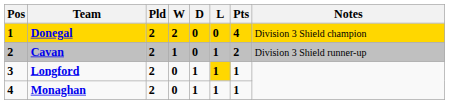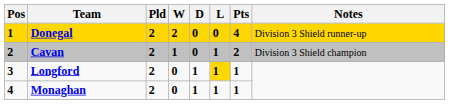(311, 33) Division 3 Shield champion -> (311, 33) Division 3 Shield runner-up
(311, 52) Division 3 Shield runner-up -> (311, 52) Division 3 Shield champion
